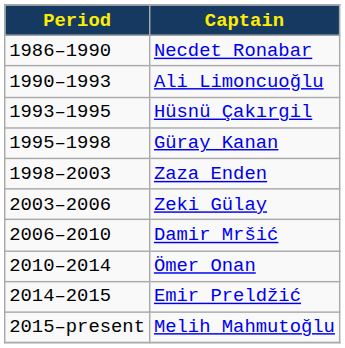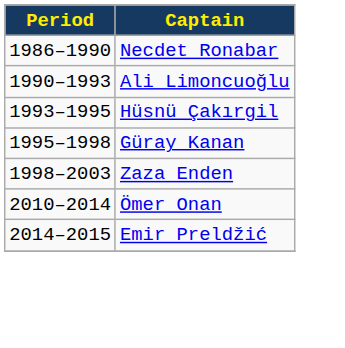- row: (211, 204)
- row: (216, 235)
- row: (244, 327)
